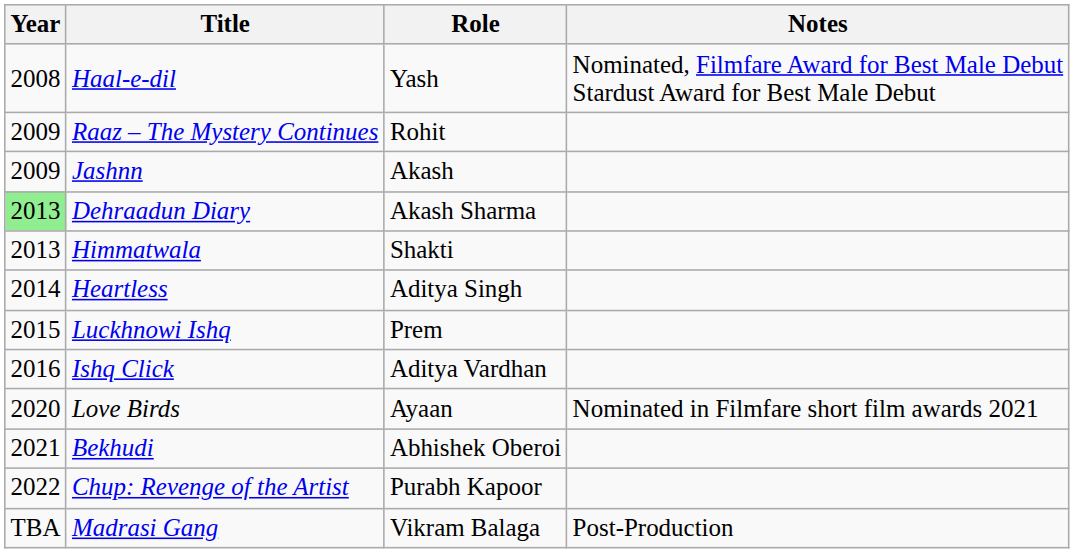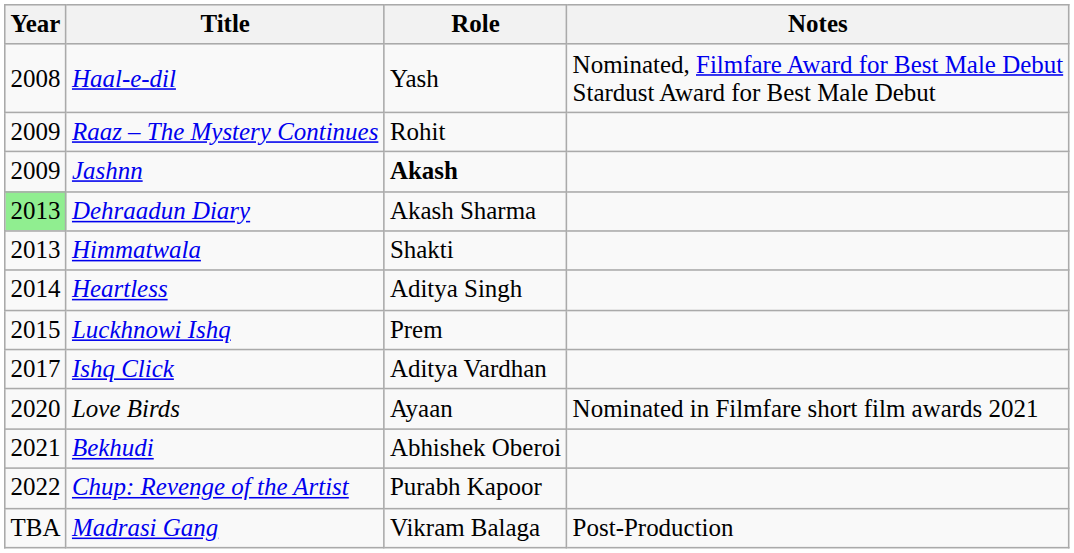(422, 171) normal -> (424, 171) bold
(35, 369) 2016 -> (35, 369) 2017
